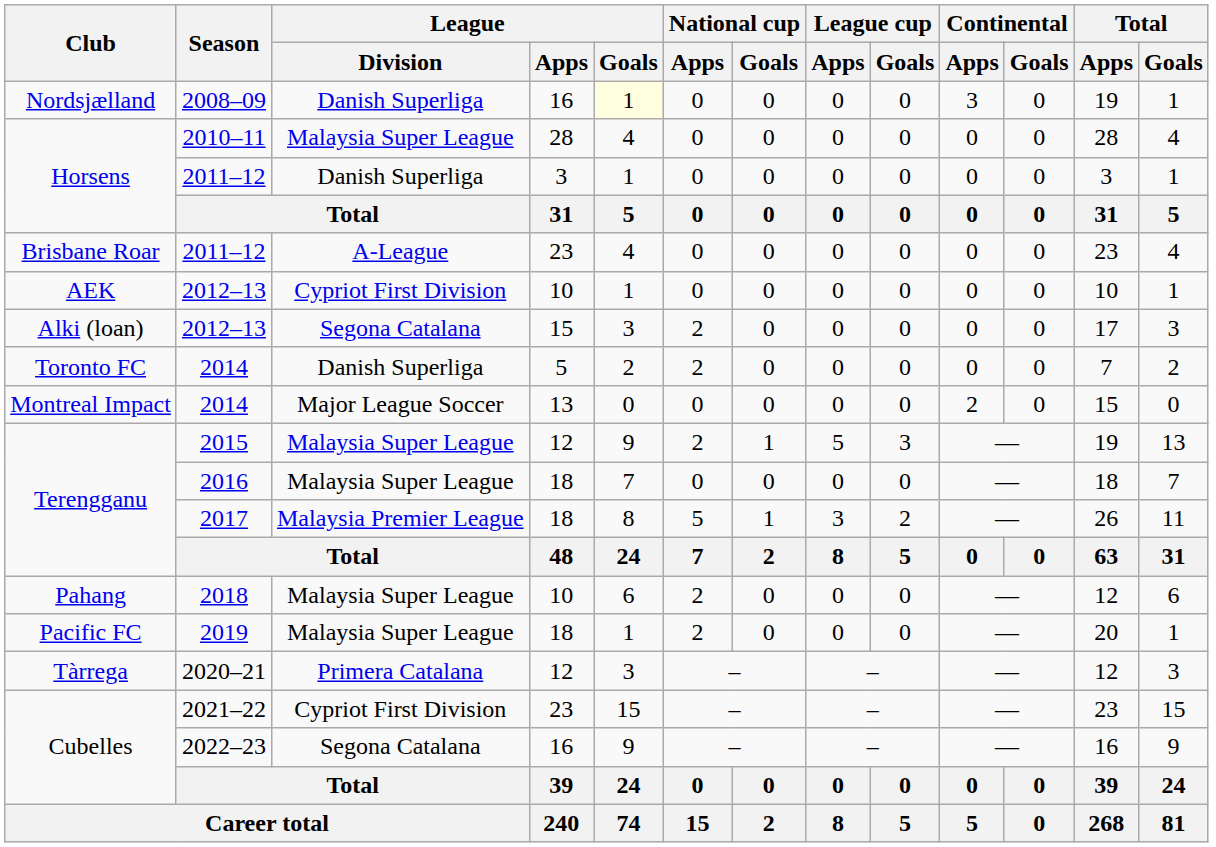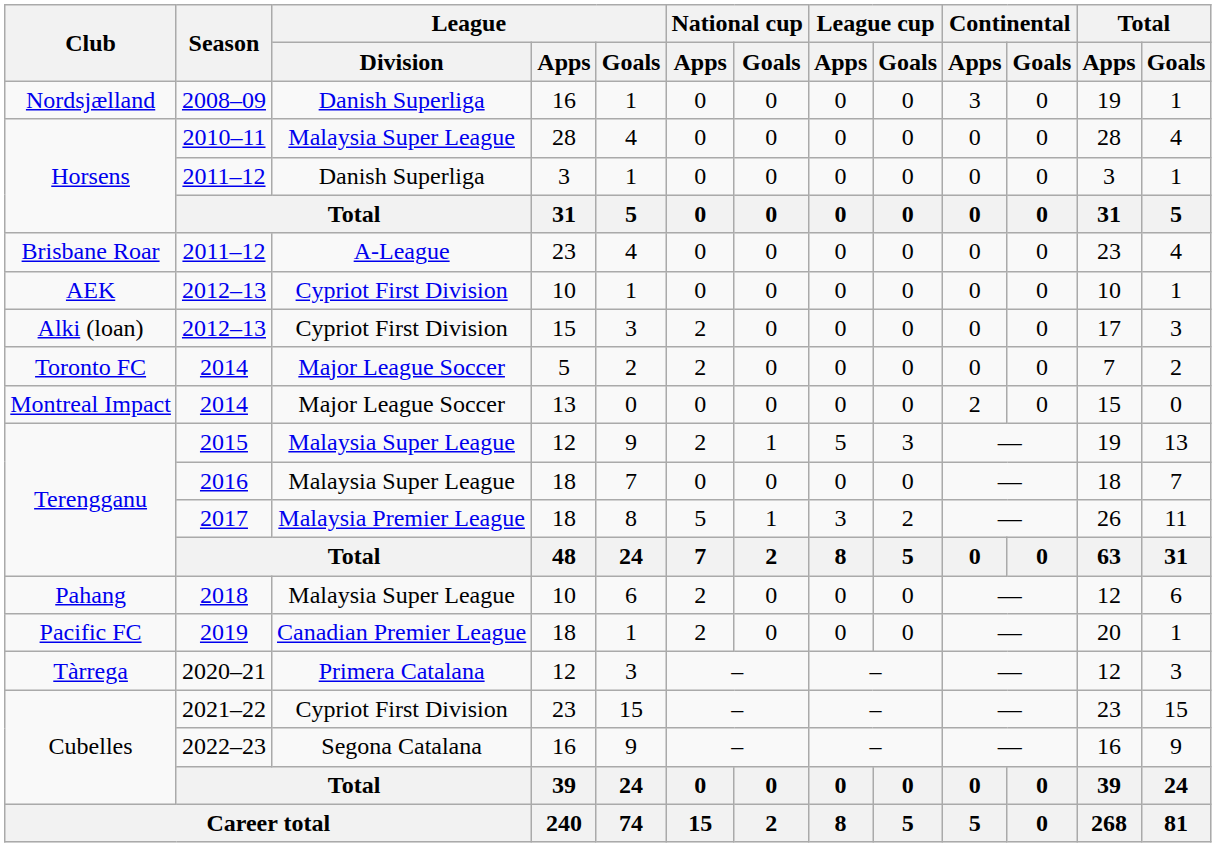(628, 99) lightyellow background -> (631, 99) no background
(400, 328) Segona Catalana -> (402, 328) Cypriot First Division
(400, 366) Danish Superliga -> (402, 366) Major League Soccer
(400, 632) Malaysia Super League -> (402, 632) Canadian Premier League
